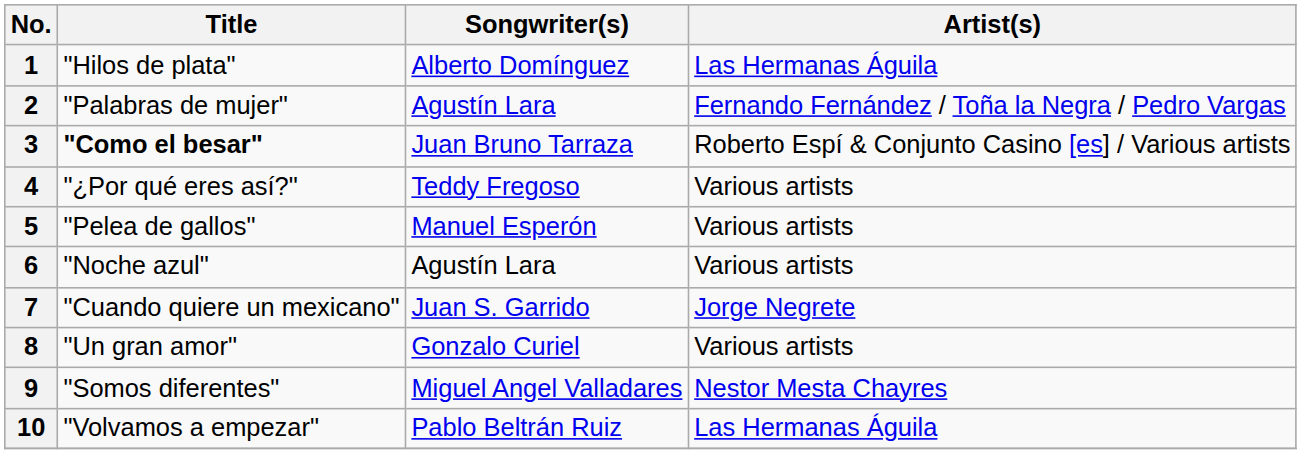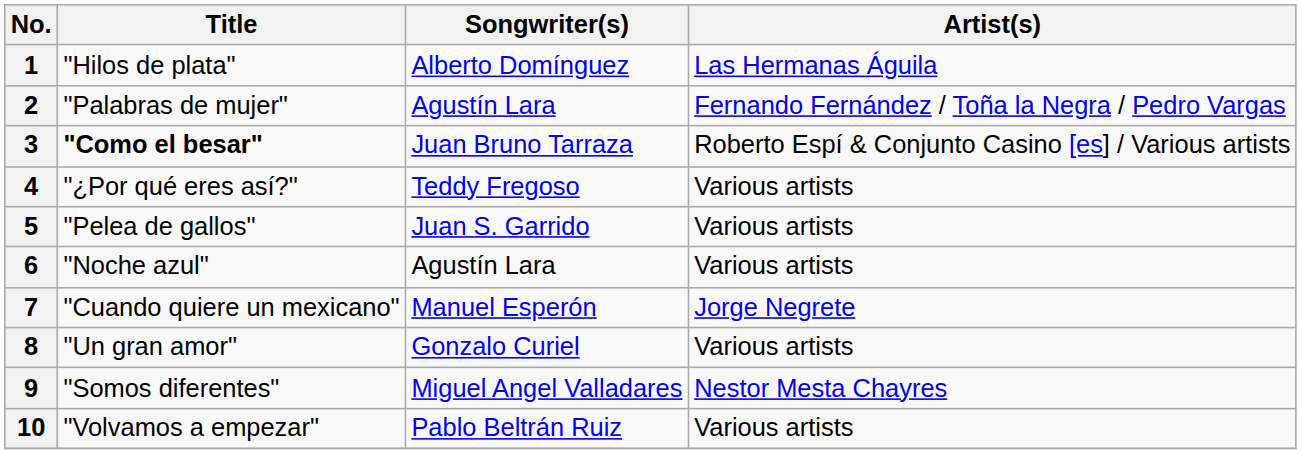(504, 226) Manuel Esperón -> (500, 226) Juan S. Garrido
(500, 307) Juan S. Garrido -> (504, 307) Manuel Esperón
(816, 428) Las Hermanas Águila -> (774, 428) Various artists
